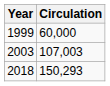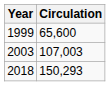(58, 33) 60,000 -> (58, 33) 65,600
